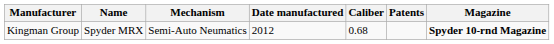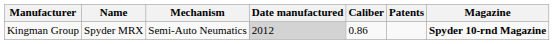(263, 30) no background -> (263, 30) lightgrey background
(358, 30) 0.68 -> (358, 30) 0.86
